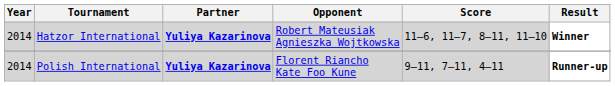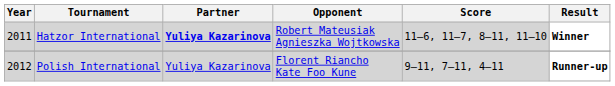(19, 36) 2014 -> (19, 36) 2011
(19, 66) 2014 -> (19, 66) 2012
(218, 66) bold -> (218, 66) normal
